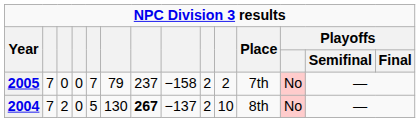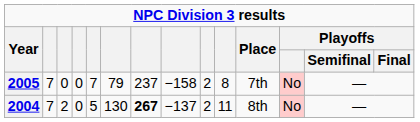(226, 83) 2 -> (225, 83) 8
(226, 106) 10 -> (225, 106) 11
